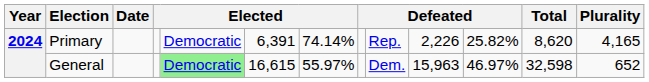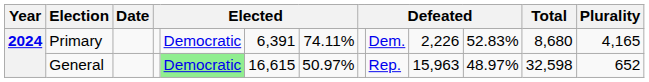(328, 41) 74.14% -> (329, 41) 74.11%
(385, 41) Rep. -> (387, 41) Dem.
(493, 41) 25.82% -> (493, 41) 52.83%
(553, 41) 8,620 -> (553, 41) 8,680
(328, 65) 55.97% -> (328, 65) 50.97%
(387, 65) Dem. -> (385, 65) Rep.
(493, 65) 46.97% -> (493, 65) 48.97%
